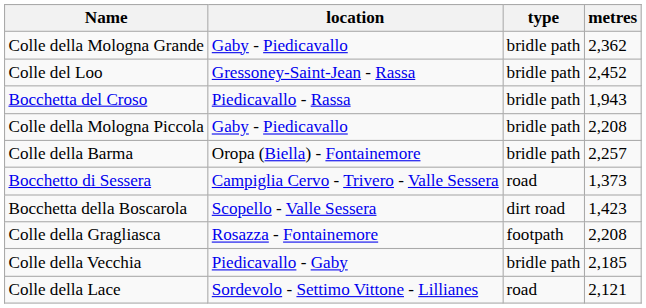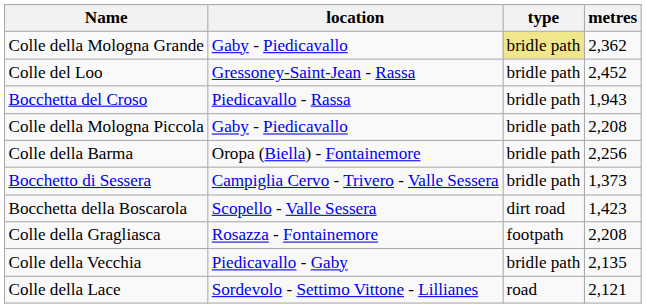(543, 45) no background -> (543, 45) khaki background
(607, 153) 2,257 -> (607, 153) 2,256
(522, 180) road -> (543, 180) bridle path
(607, 262) 2,185 -> (607, 262) 2,135
